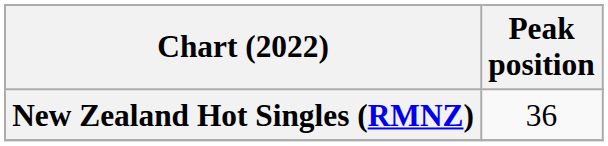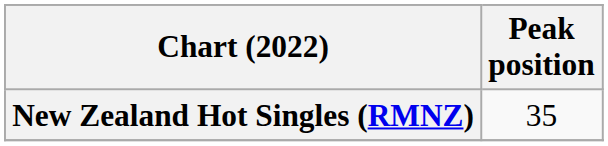(542, 114) 36 -> (542, 114) 35
